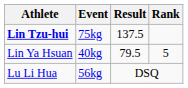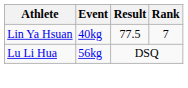- row: (38, 34)
(130, 54) 79.5 -> (130, 34) 77.5
(166, 54) 5 -> (166, 34) 7
